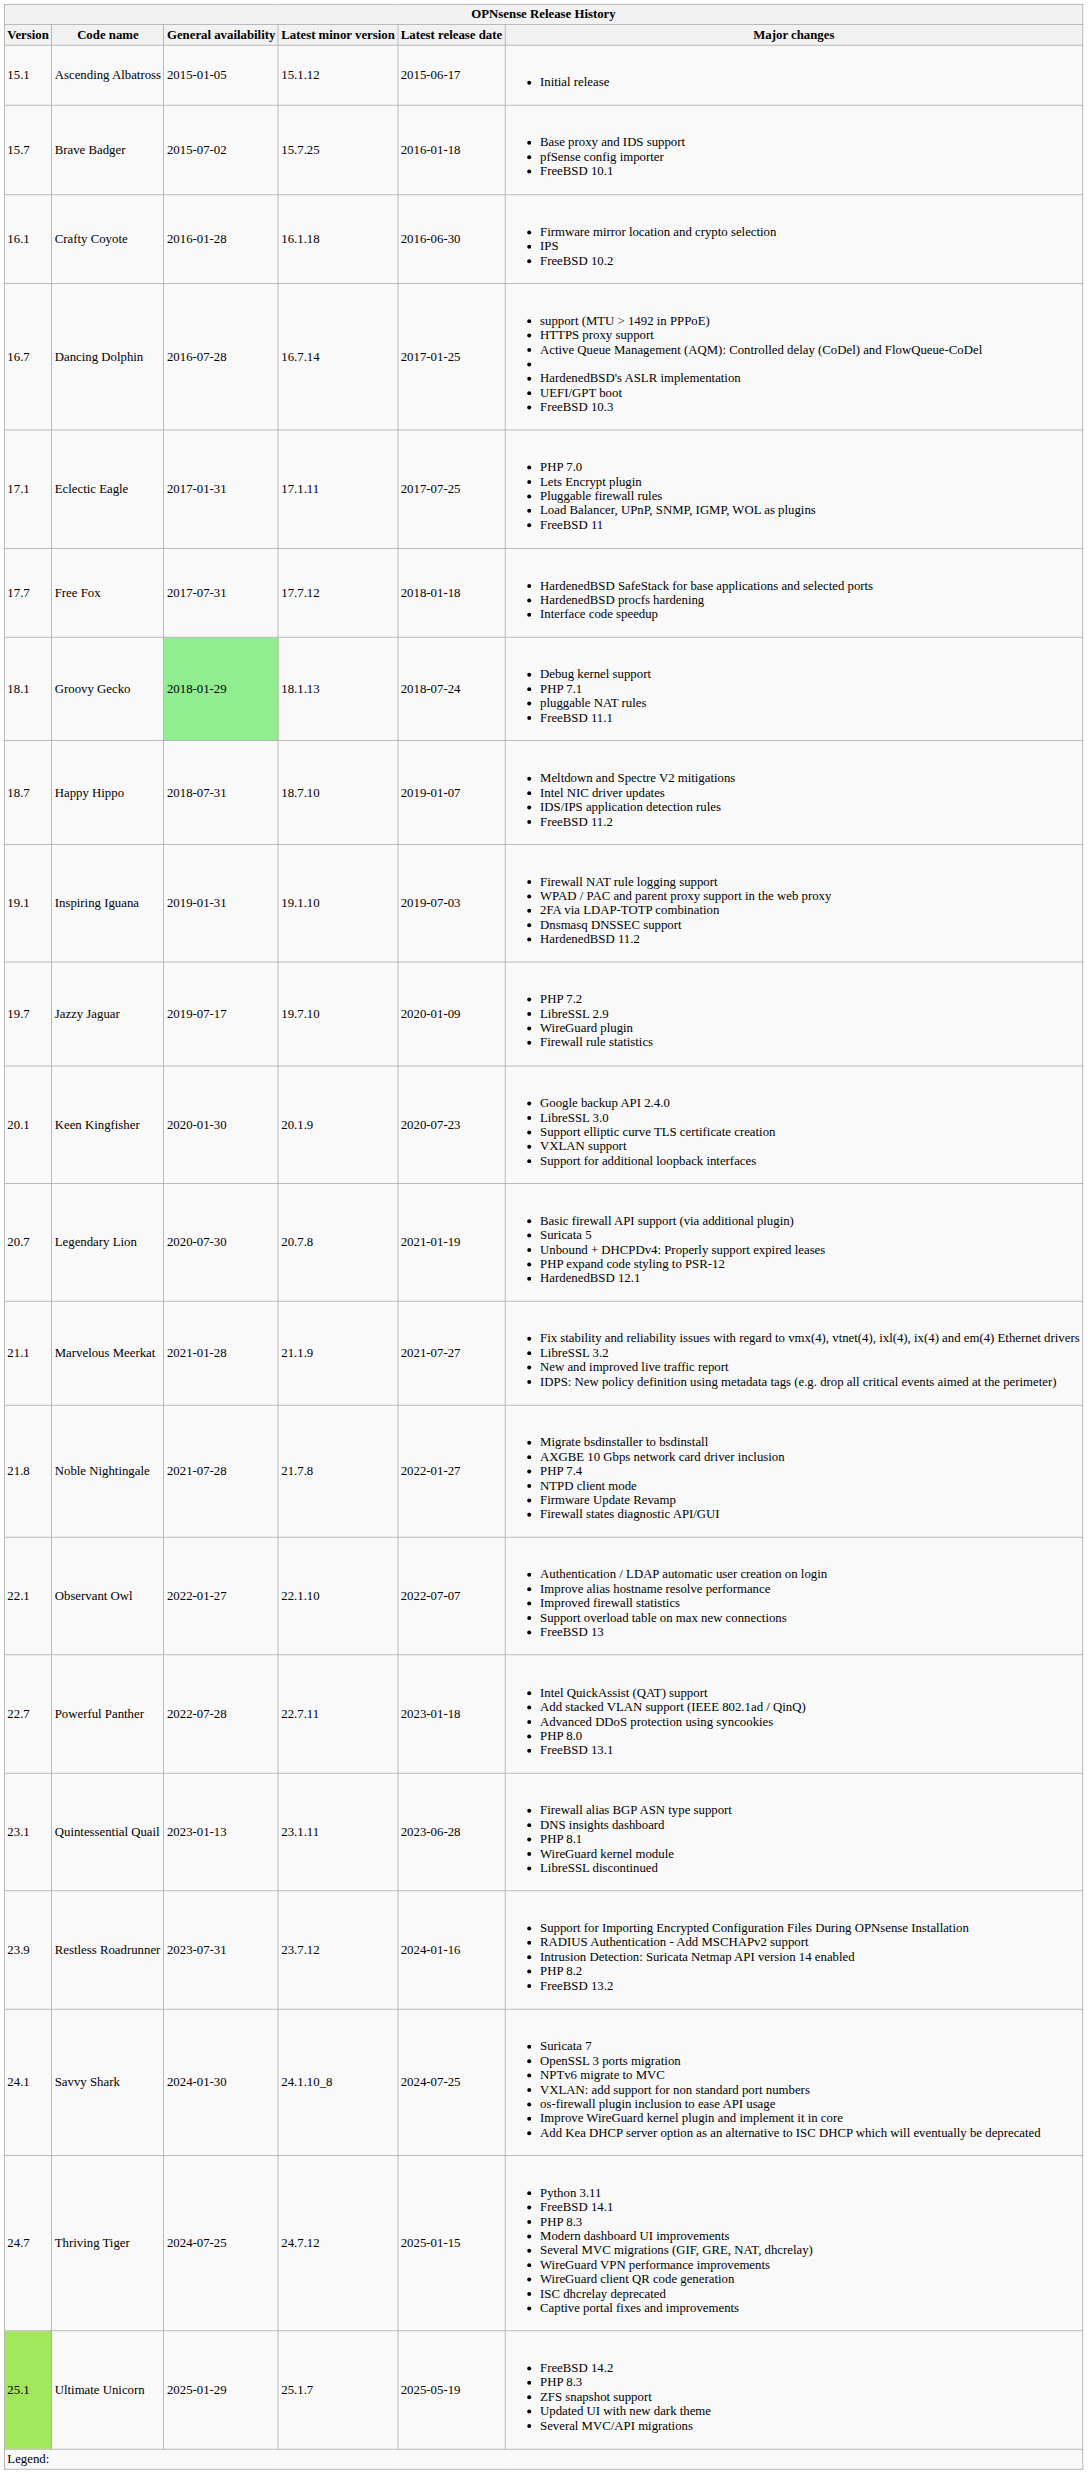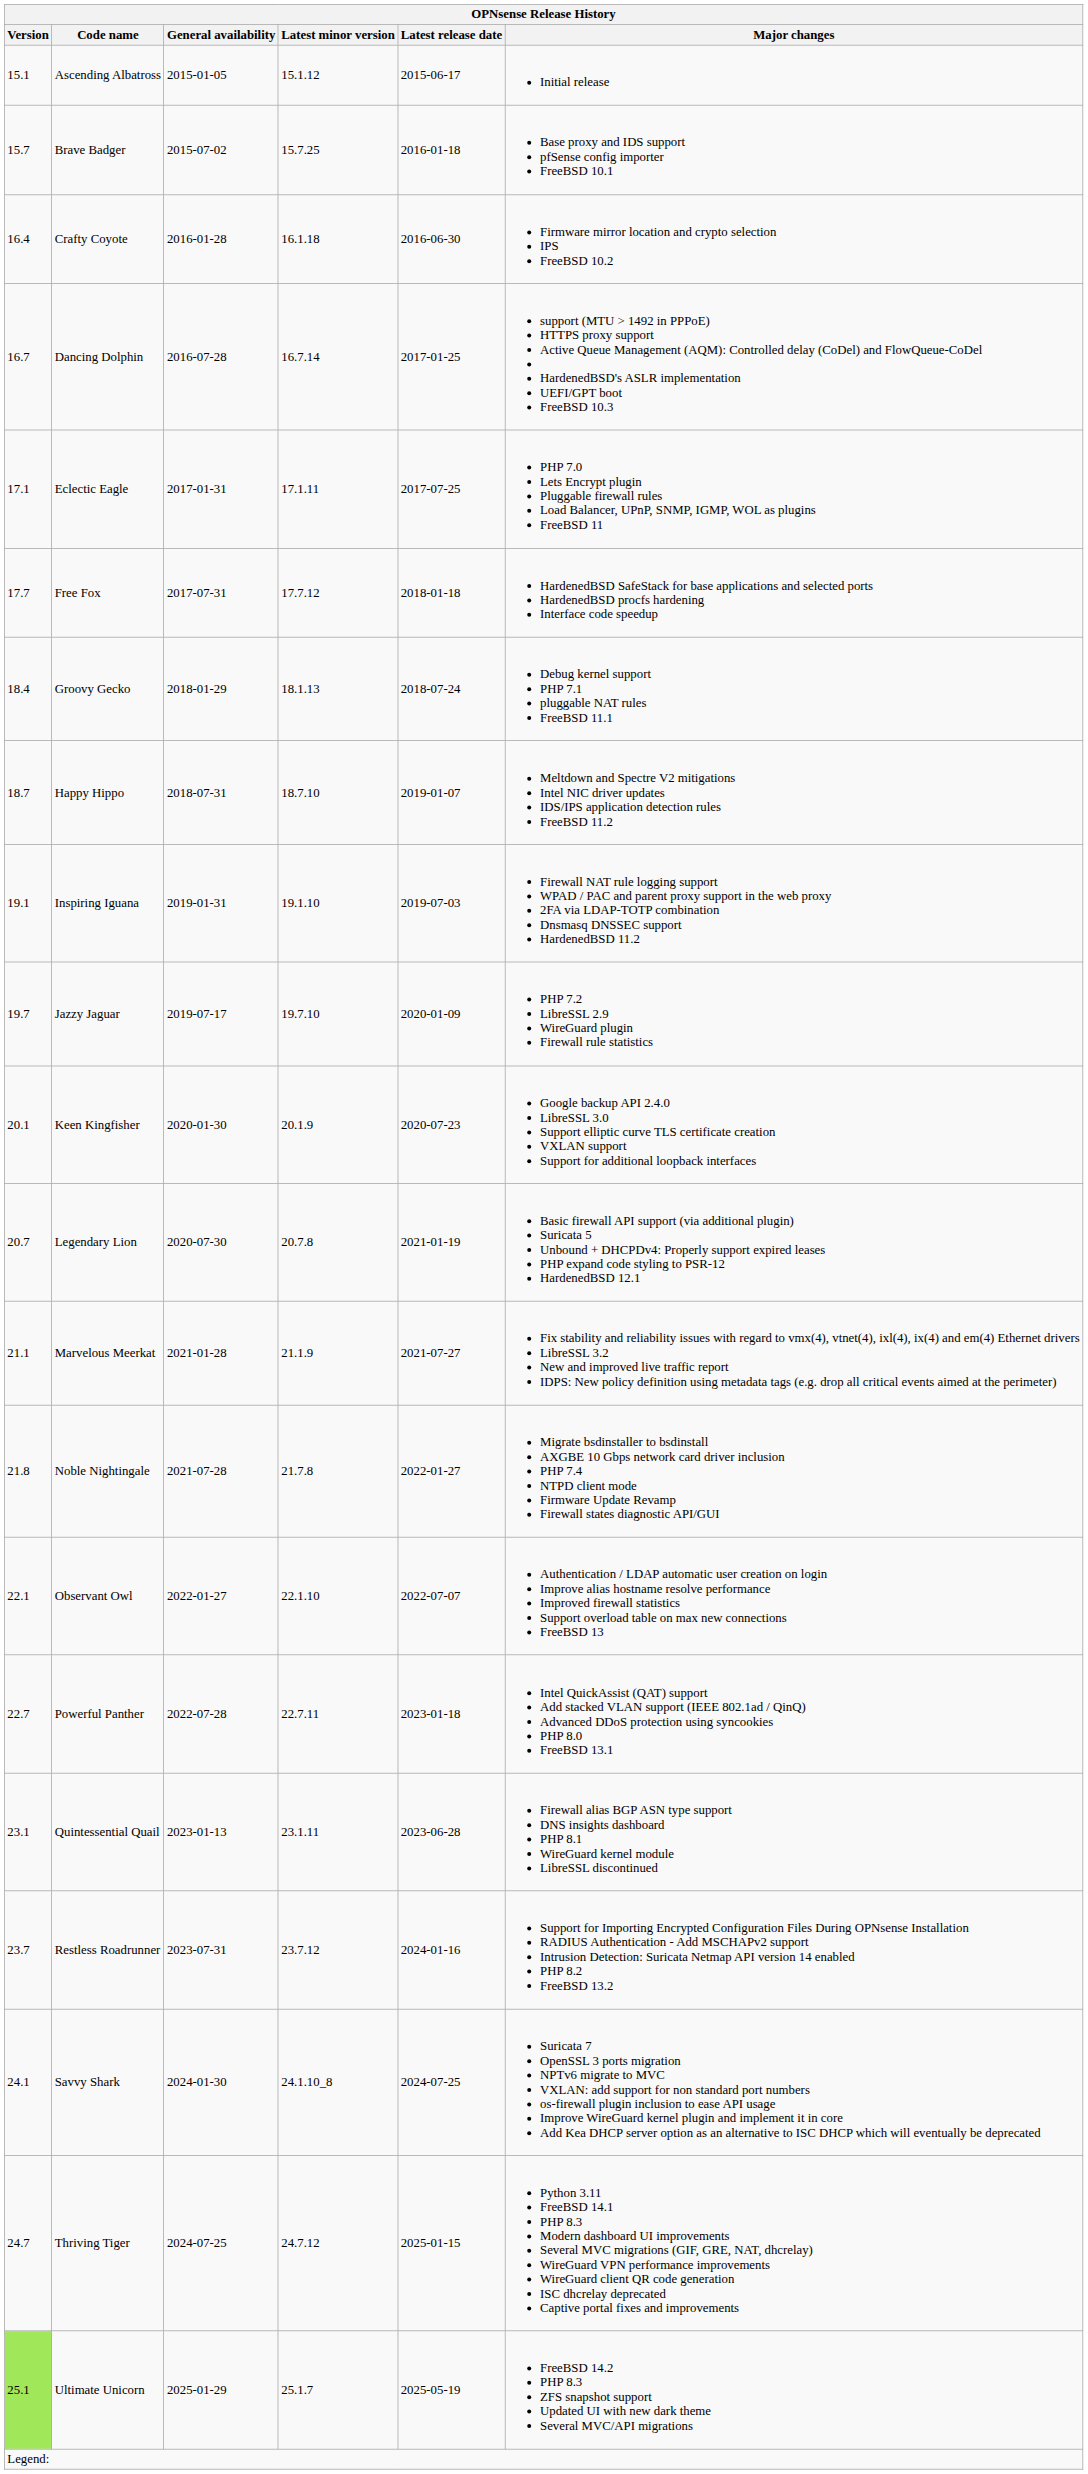(19, 239) 16.1 -> (19, 239) 16.4
(19, 689) 18.1 -> (19, 689) 18.4
(197, 689) lightgreen background -> (197, 689) no background
(19, 1949) 23.9 -> (19, 1949) 23.7
